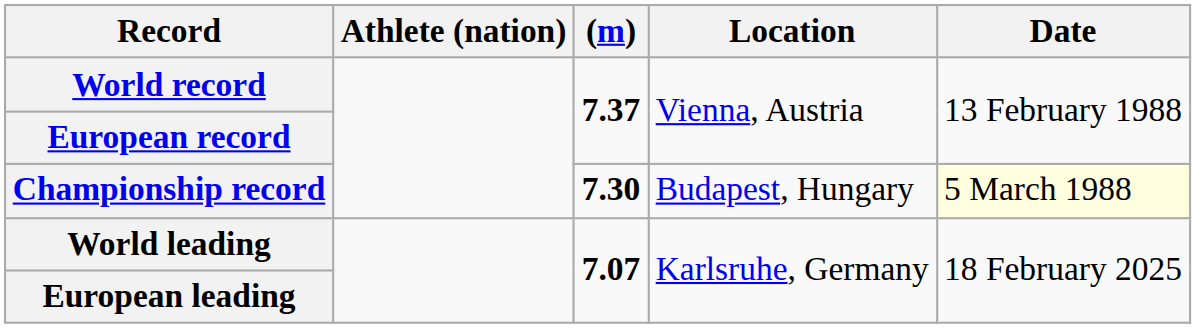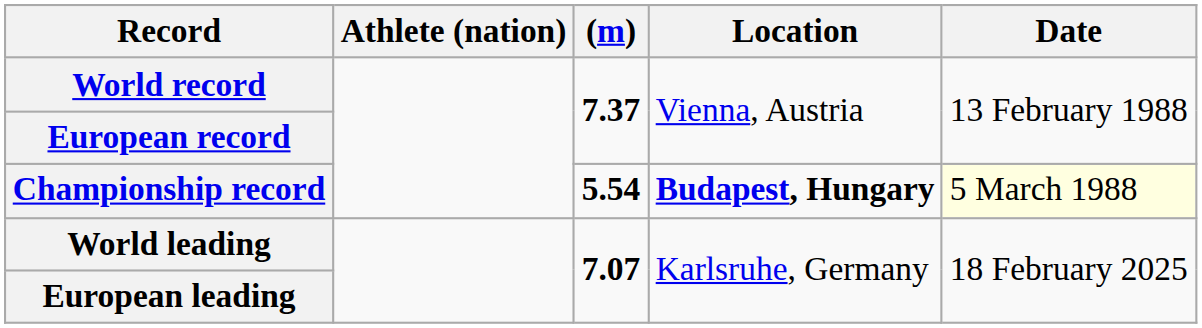(611, 190) 7.30 -> (611, 190) 5.54
(785, 190) normal -> (795, 190) bold
